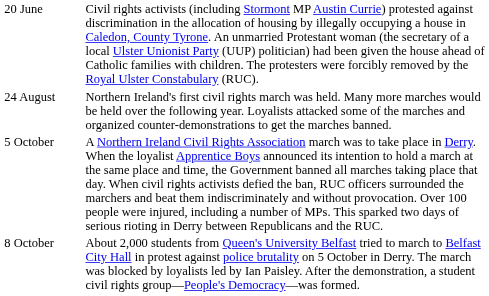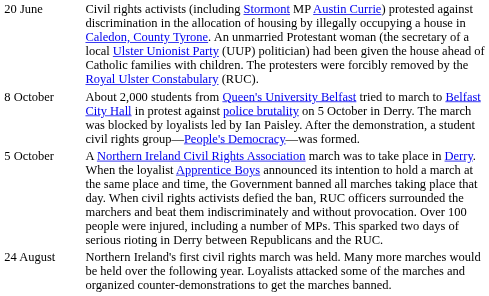rows swapped: (30, 96) <-> (29, 243)
